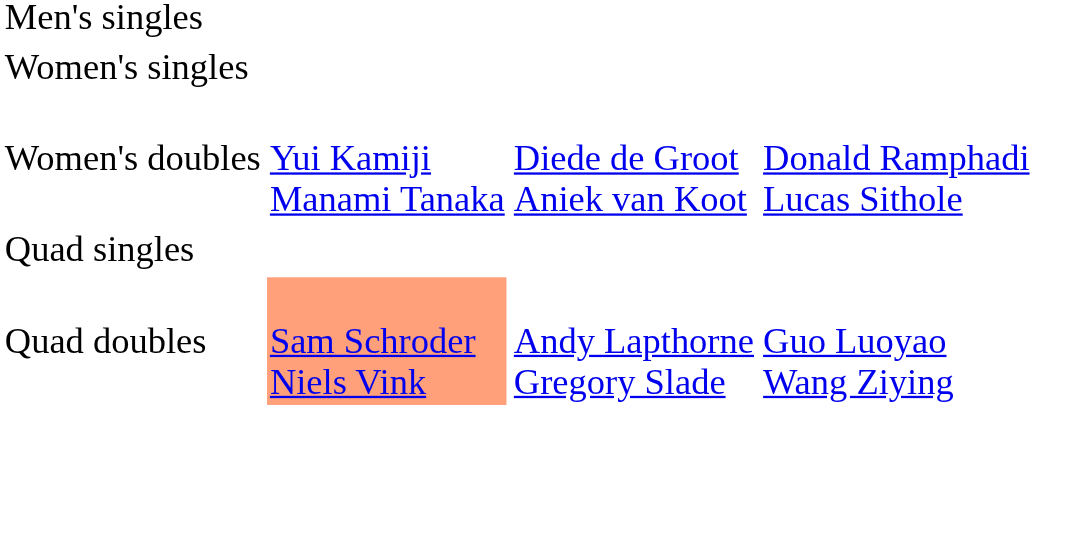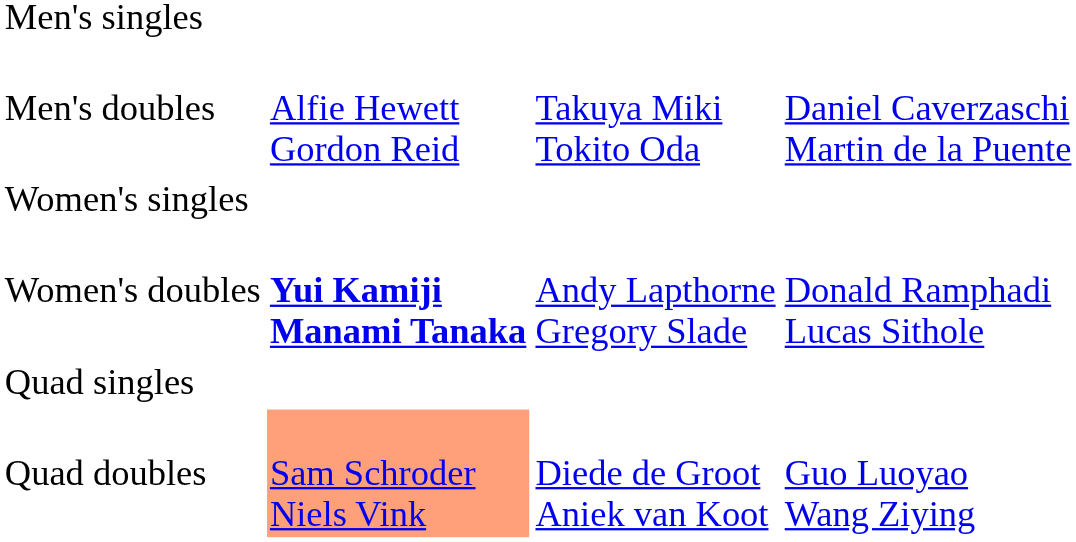+ row: (110, 107)
(387, 178) normal -> (398, 310) bold
(630, 178) Diede de Groot Aniek van Koot -> (656, 310) Andy Lapthorne Gregory Slade
(634, 360) Andy Lapthorne Gregory Slade -> (652, 493) Diede de Groot Aniek van Koot
